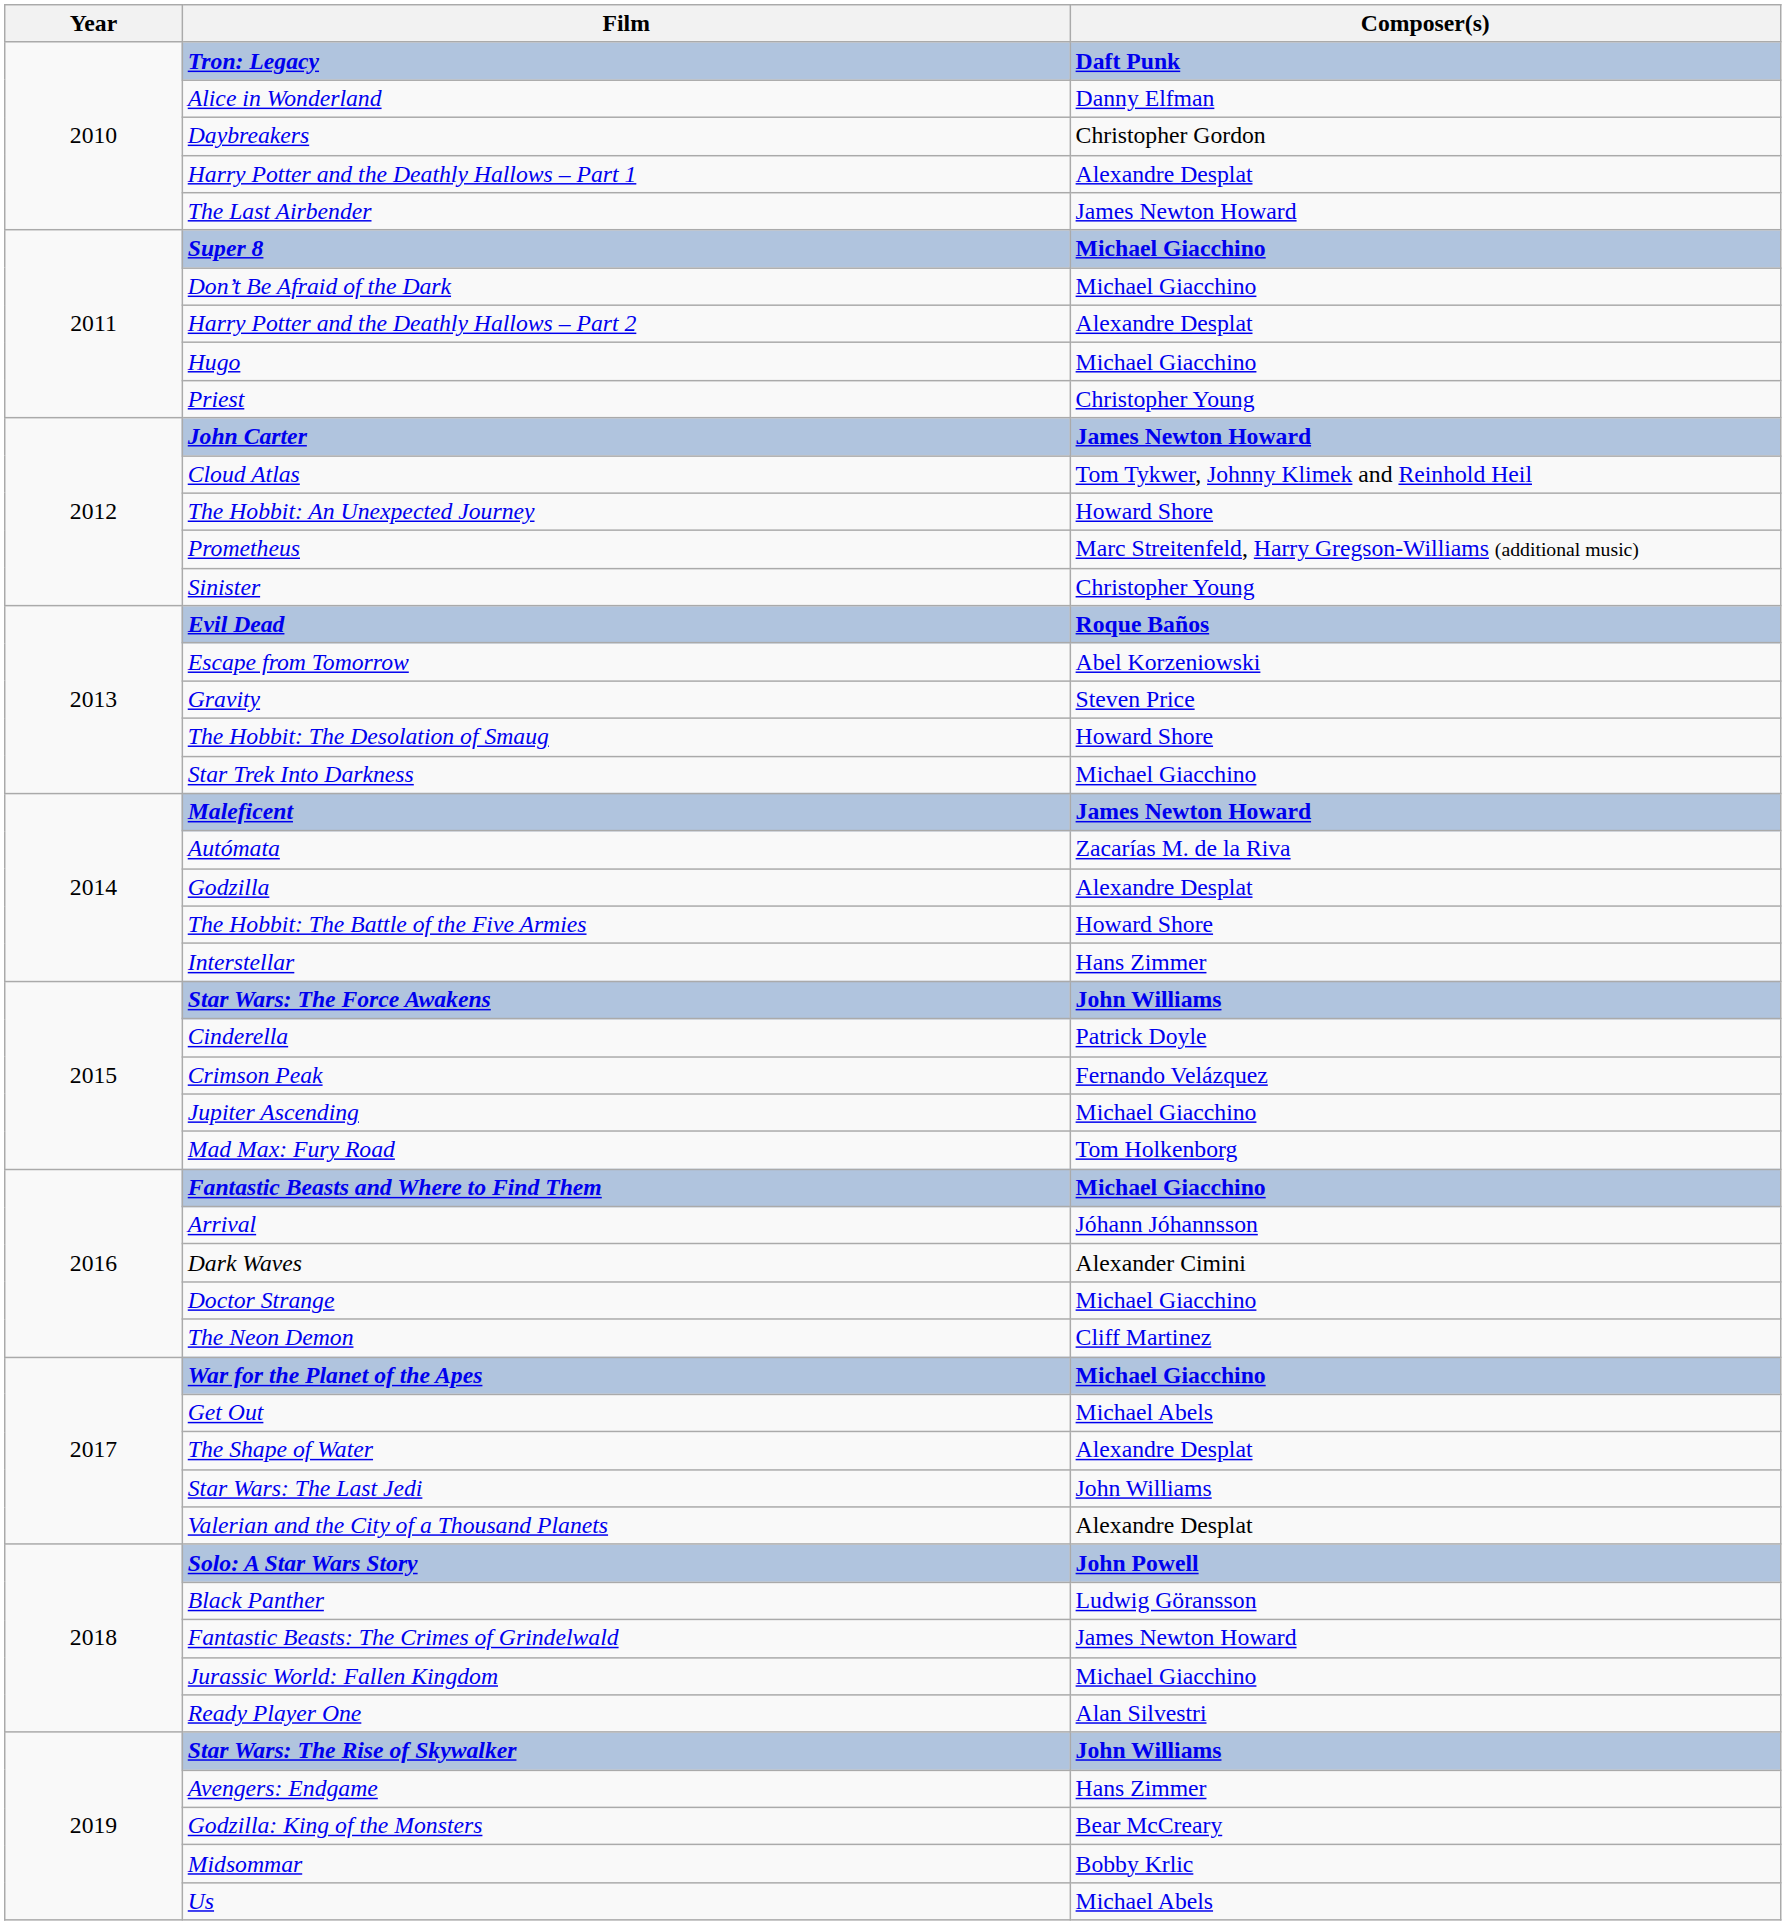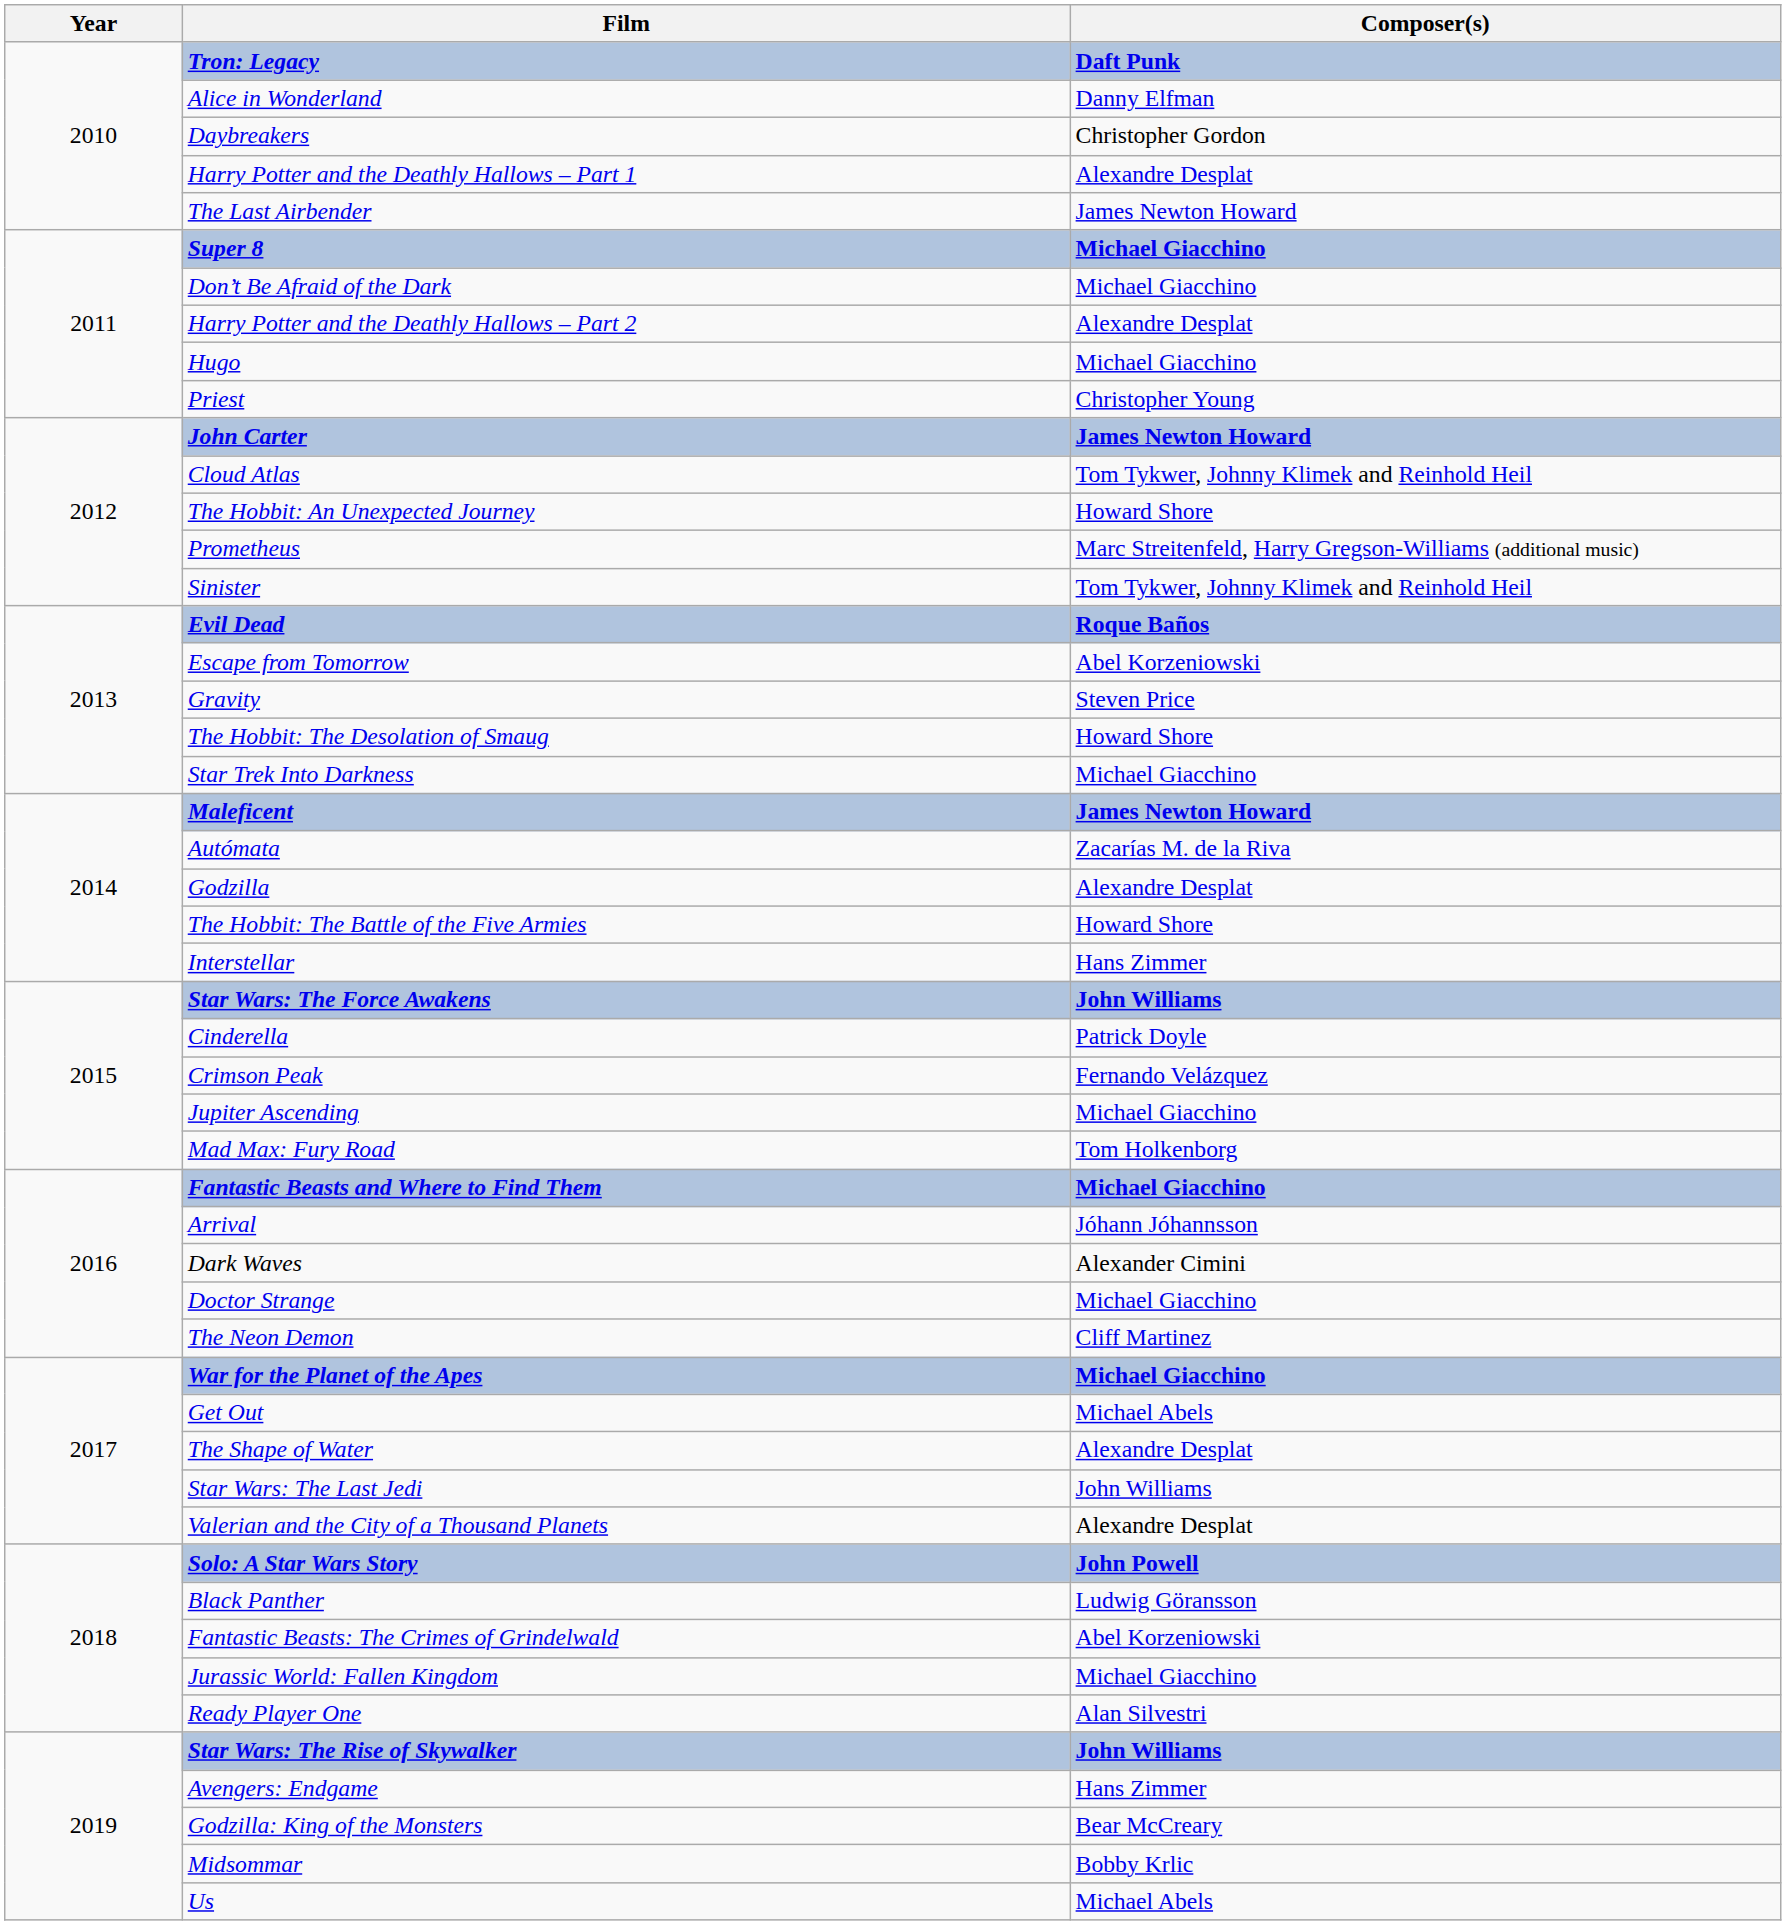(1165, 586) Christopher Young -> (1304, 586) Tom Tykwer, Johnny Klimek and Reinhold Heil
(1186, 1638) James Newton Howard -> (1168, 1638) Abel Korzeniowski
